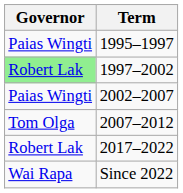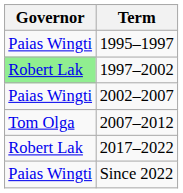(40, 174) Wai Rapa -> (50, 174) Paias Wingti
